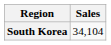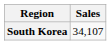(88, 31) 34,104 -> (88, 31) 34,107
